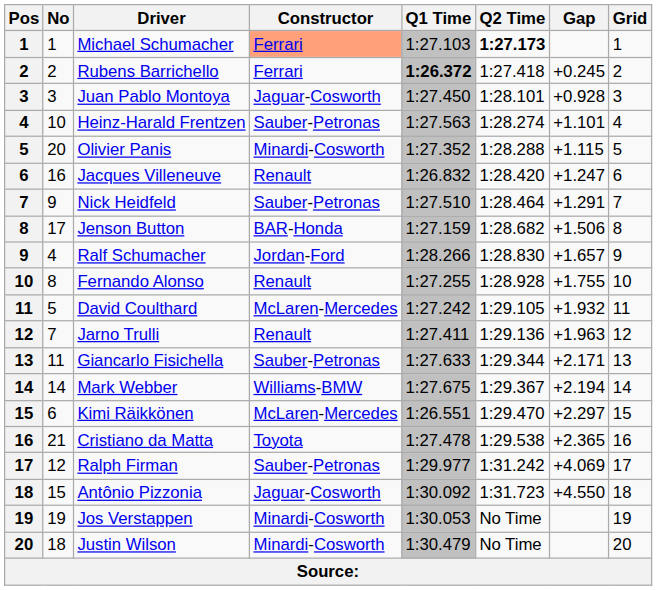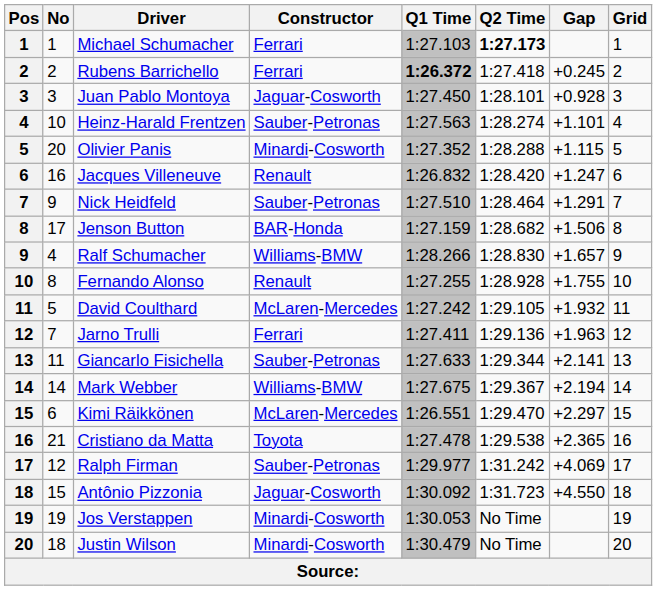(278, 44) lightsalmon background -> (278, 44) no background
(299, 255) Jordan-Ford -> (308, 255) Williams-BMW
(282, 334) Renault -> (278, 334) Ferrari
(579, 360) +2.171 -> (579, 360) +2.141
